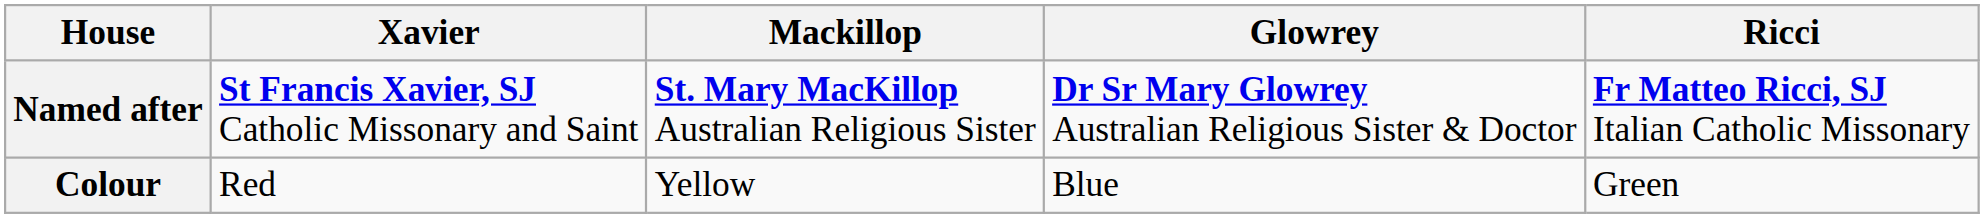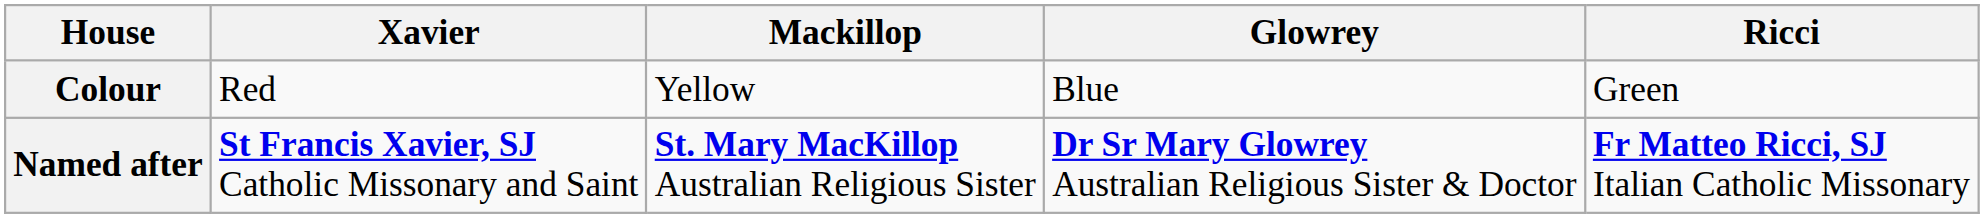rows swapped: (108, 184) <-> (108, 108)
